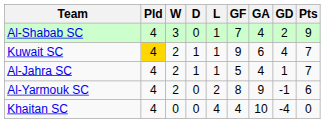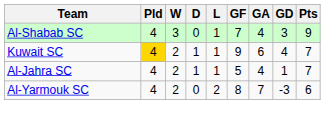(284, 33) 2 -> (284, 33) 3
(261, 90) 9 -> (261, 90) 7
(284, 90) -1 -> (284, 90) -3
- row: (37, 109)
